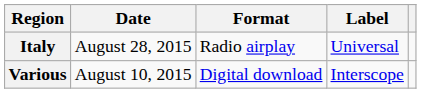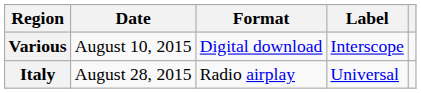rows swapped: (38, 74) <-> (38, 46)
